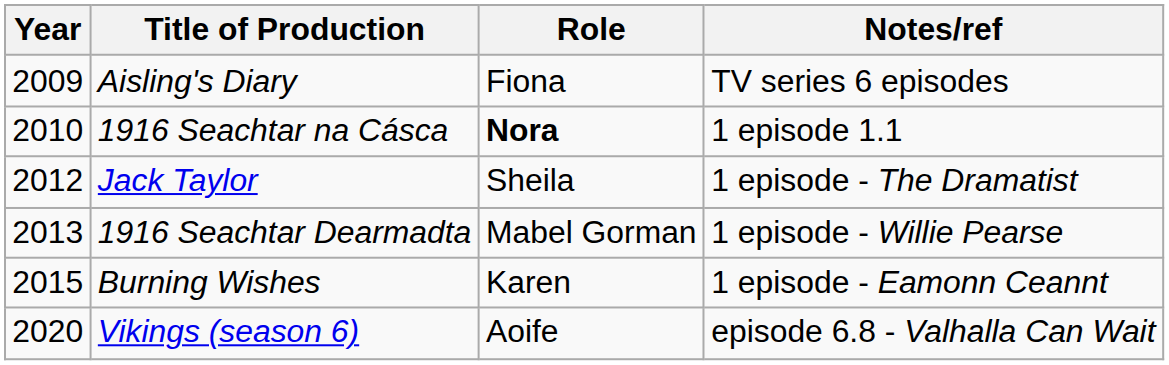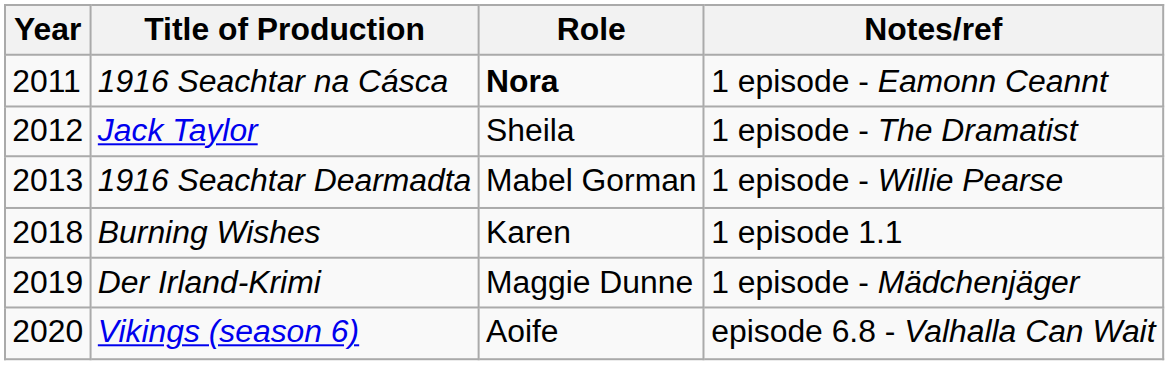- row: (197, 80)
(48, 130) 2010 -> (47, 80) 2011
(807, 130) 1 episode 1.1 -> (910, 80) 1 episode - Eamonn Ceannt
(48, 282) 2015 -> (48, 231) 2018
(910, 282) 1 episode - Eamonn Ceannt -> (807, 231) 1 episode 1.1
+ row: (209, 282)
